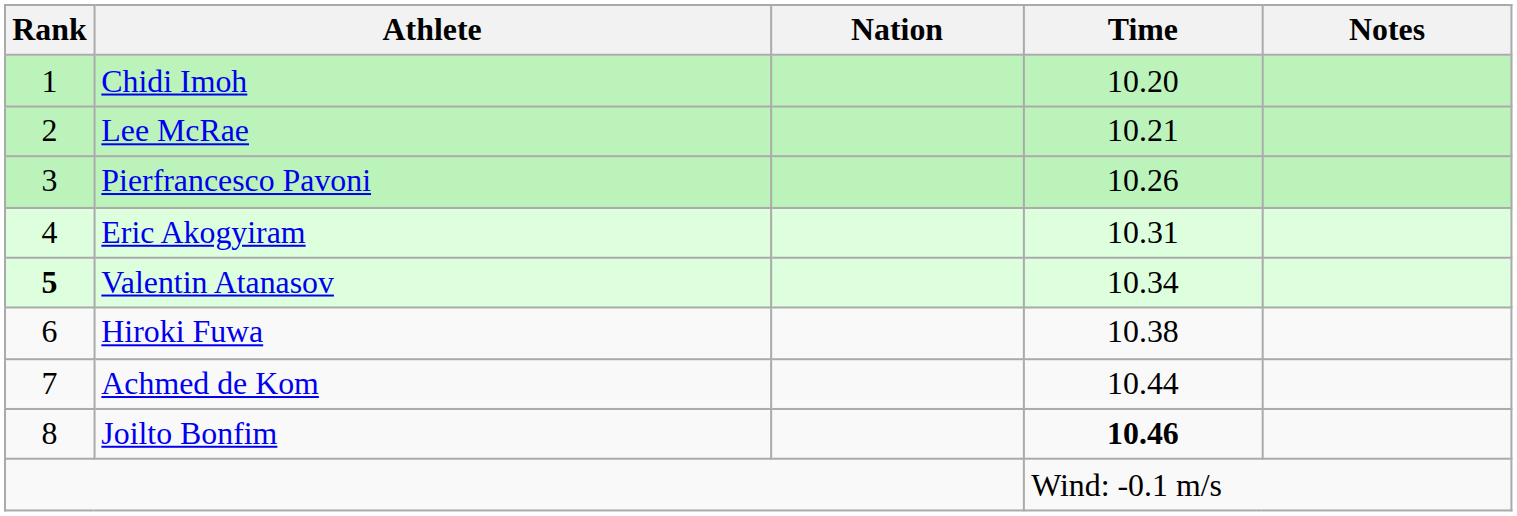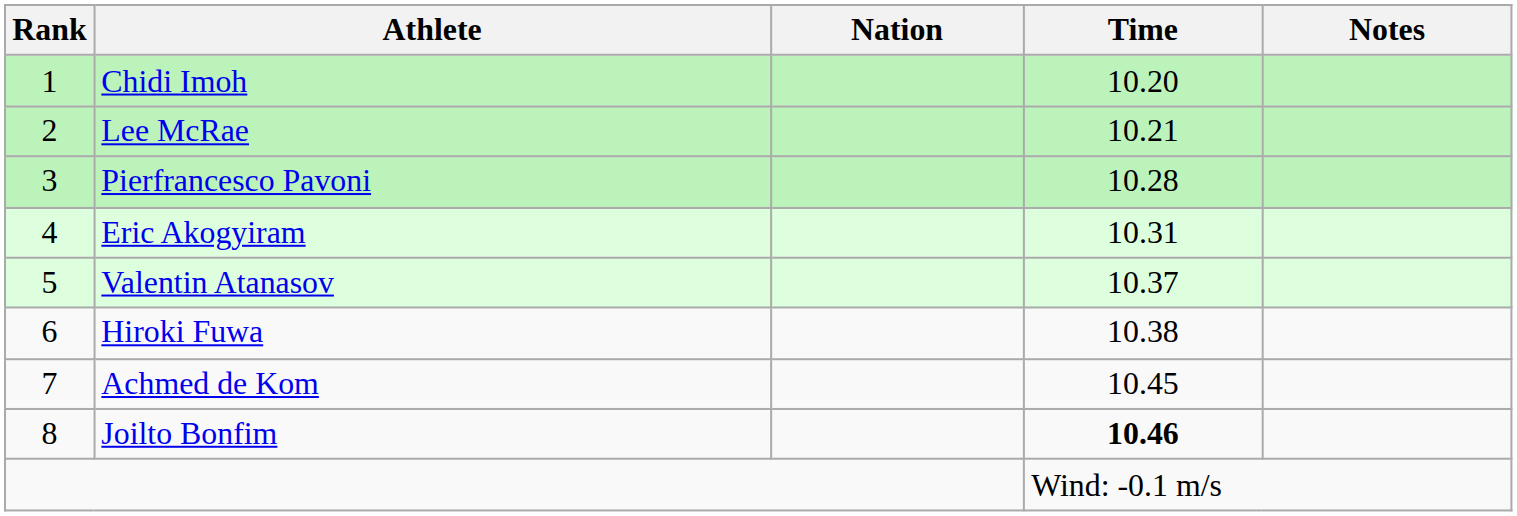(1143, 181) 10.26 -> (1143, 181) 10.28
(49, 282) bold -> (49, 282) normal
(1143, 282) 10.34 -> (1143, 282) 10.37
(1143, 383) 10.44 -> (1143, 383) 10.45
